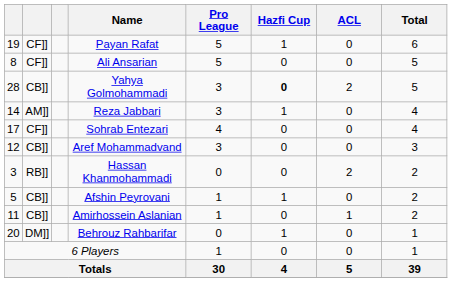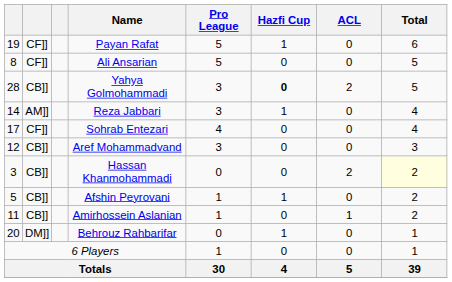(37, 172) RB]] -> (37, 172) CB]]
(415, 172) no background -> (415, 172) lightyellow background
